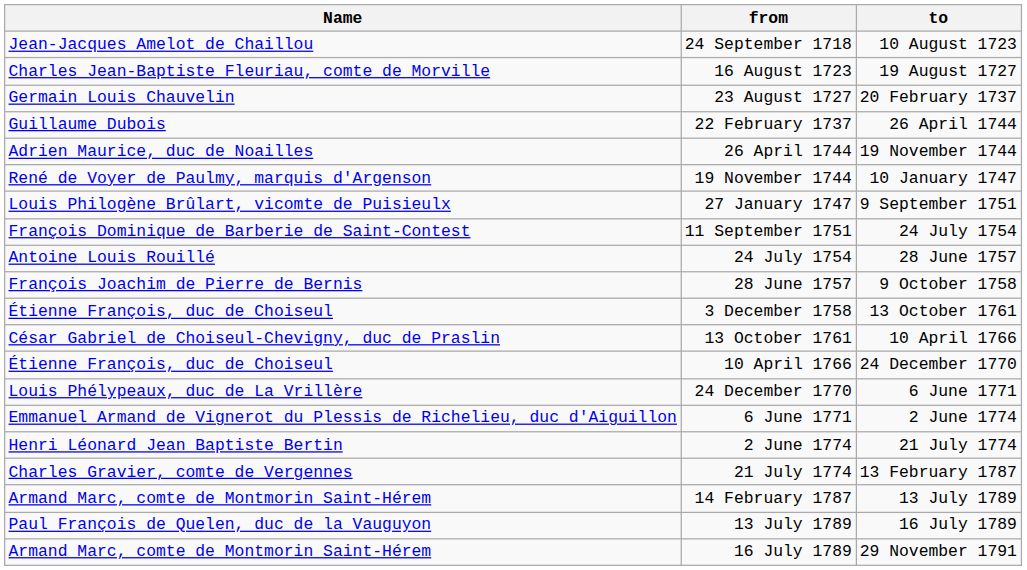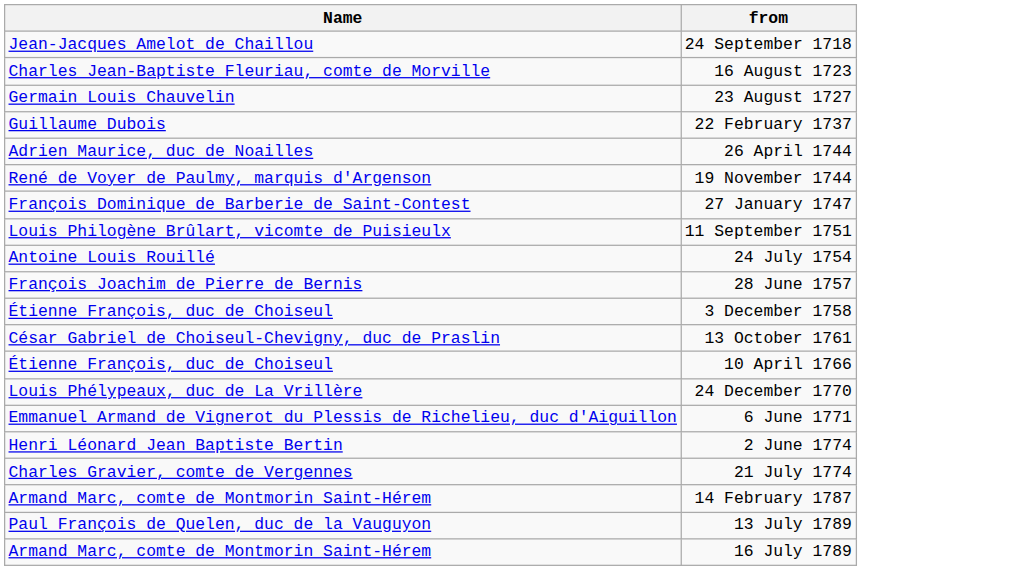- column: (938, 18)
(230, 205) Louis Philogène Brûlart, vicomte de Puisieulx -> (240, 205) François Dominique de Barberie de Saint-Contest
(240, 232) François Dominique de Barberie de Saint-Contest -> (230, 232) Louis Philogène Brûlart, vicomte de Puisieulx
